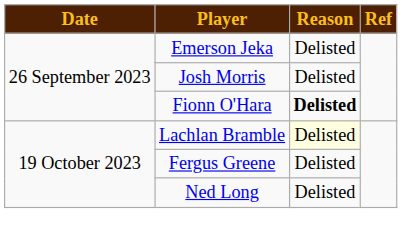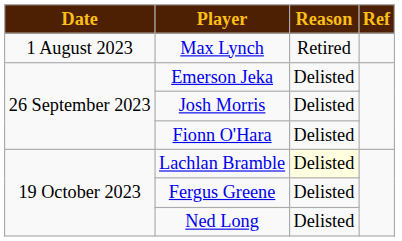+ row: (222, 47)
(325, 105) bold -> (324, 134) normal
